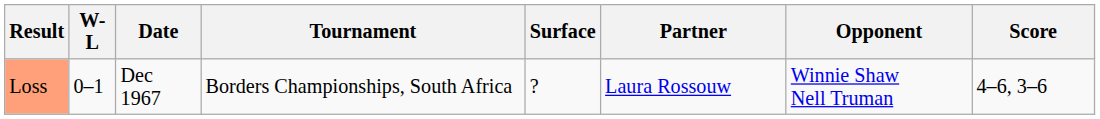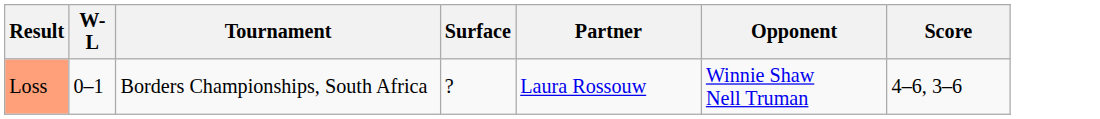- column: (158, 31)
